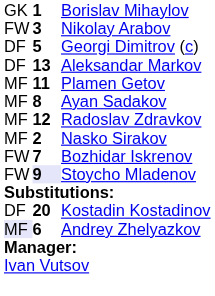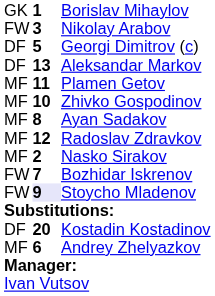+ row: (131, 101)
(16, 229) lavender background -> (16, 247) no background
